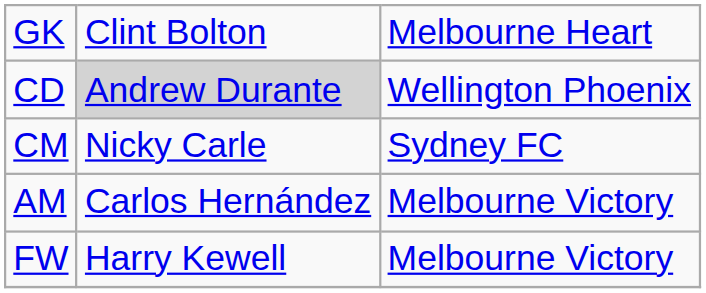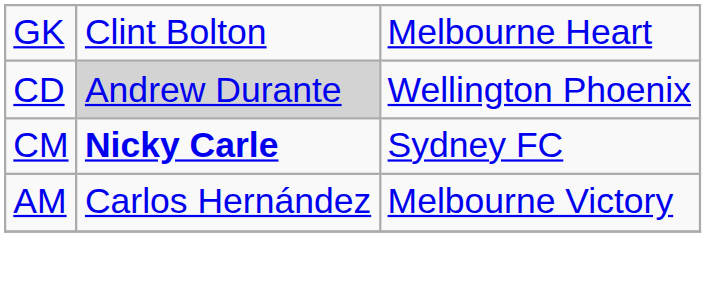(176, 145) normal -> (182, 145) bold
- row: (41, 257)
